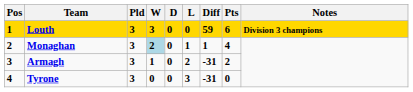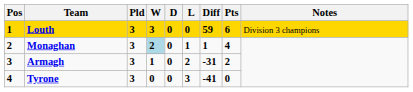(283, 29) bold -> (281, 29) normal
(210, 78) -31 -> (210, 78) -41
